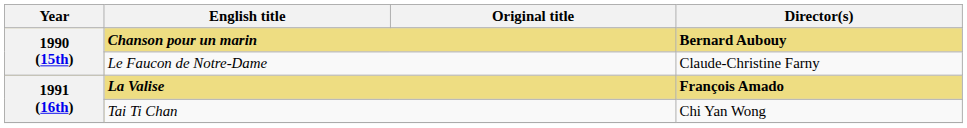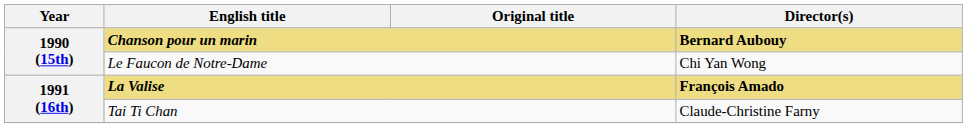(750, 63) Claude-Christine Farny -> (723, 63) Chi Yan Wong
(723, 110) Chi Yan Wong -> (750, 110) Claude-Christine Farny
